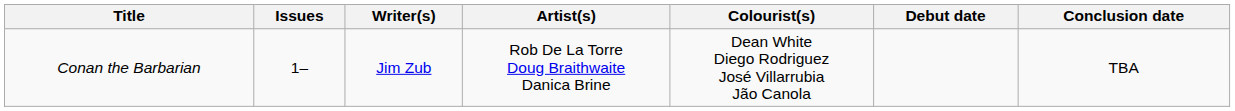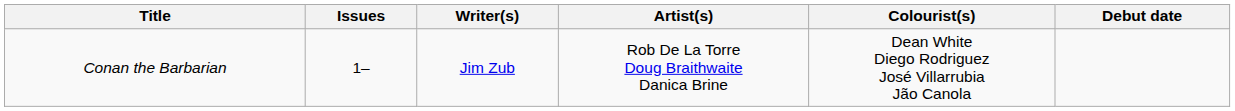- column: (1124, 16)
